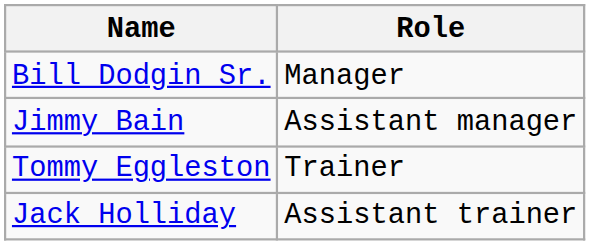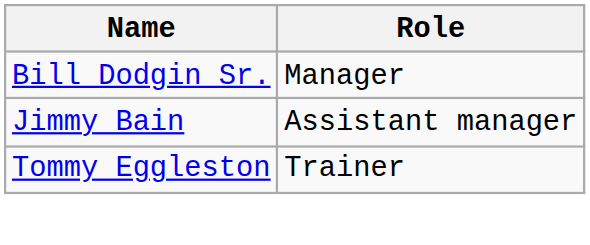- row: (124, 216)
